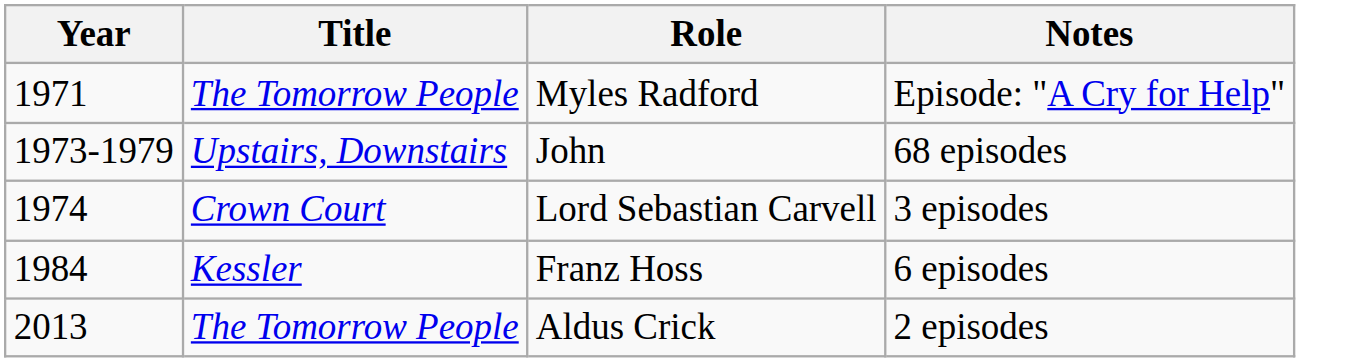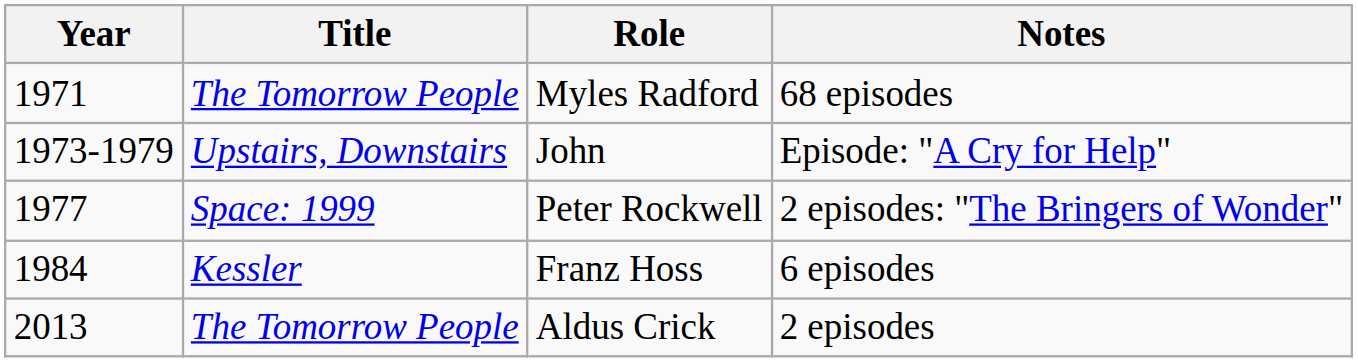(1089, 92) Episode: "A Cry for Help" -> (866, 92) 68 episodes
(980, 151) 68 episodes -> (975, 151) Episode: "A Cry for Help"
- row: (706, 209)
+ row: (649, 209)
